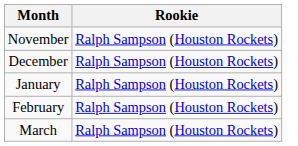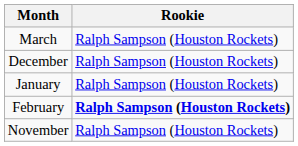rows swapped: (38, 38) <-> (38, 130)
(177, 107) normal -> (183, 107) bold
